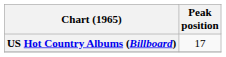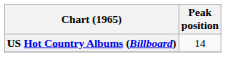(200, 43) 17 -> (200, 43) 14
